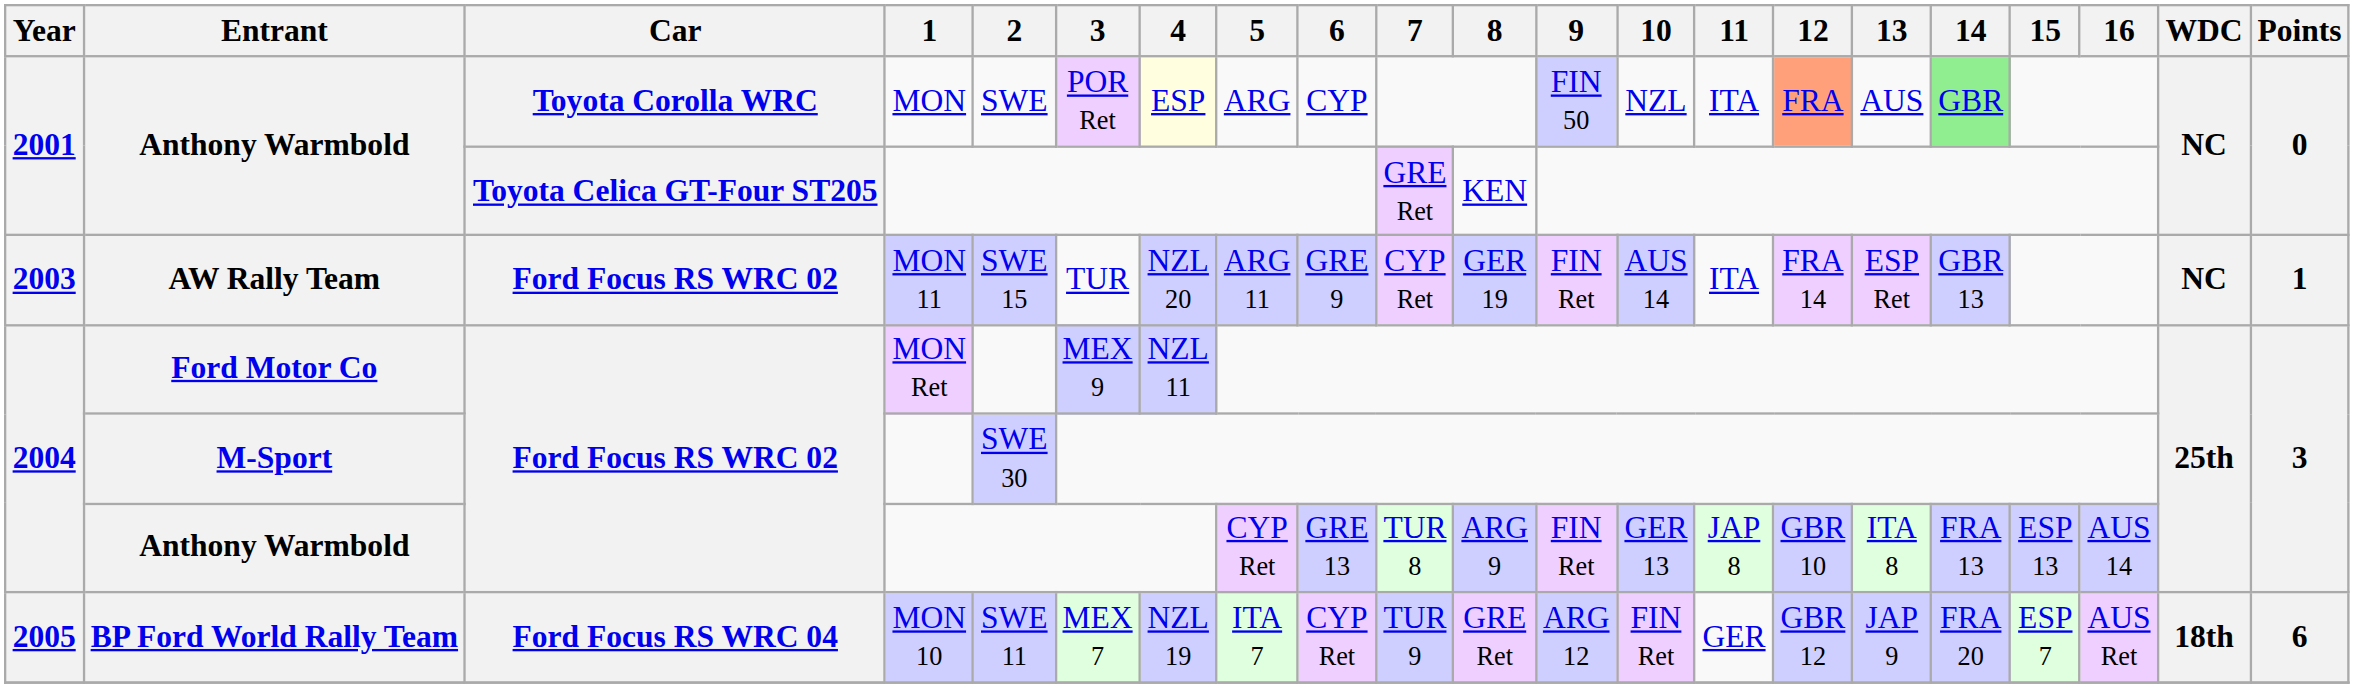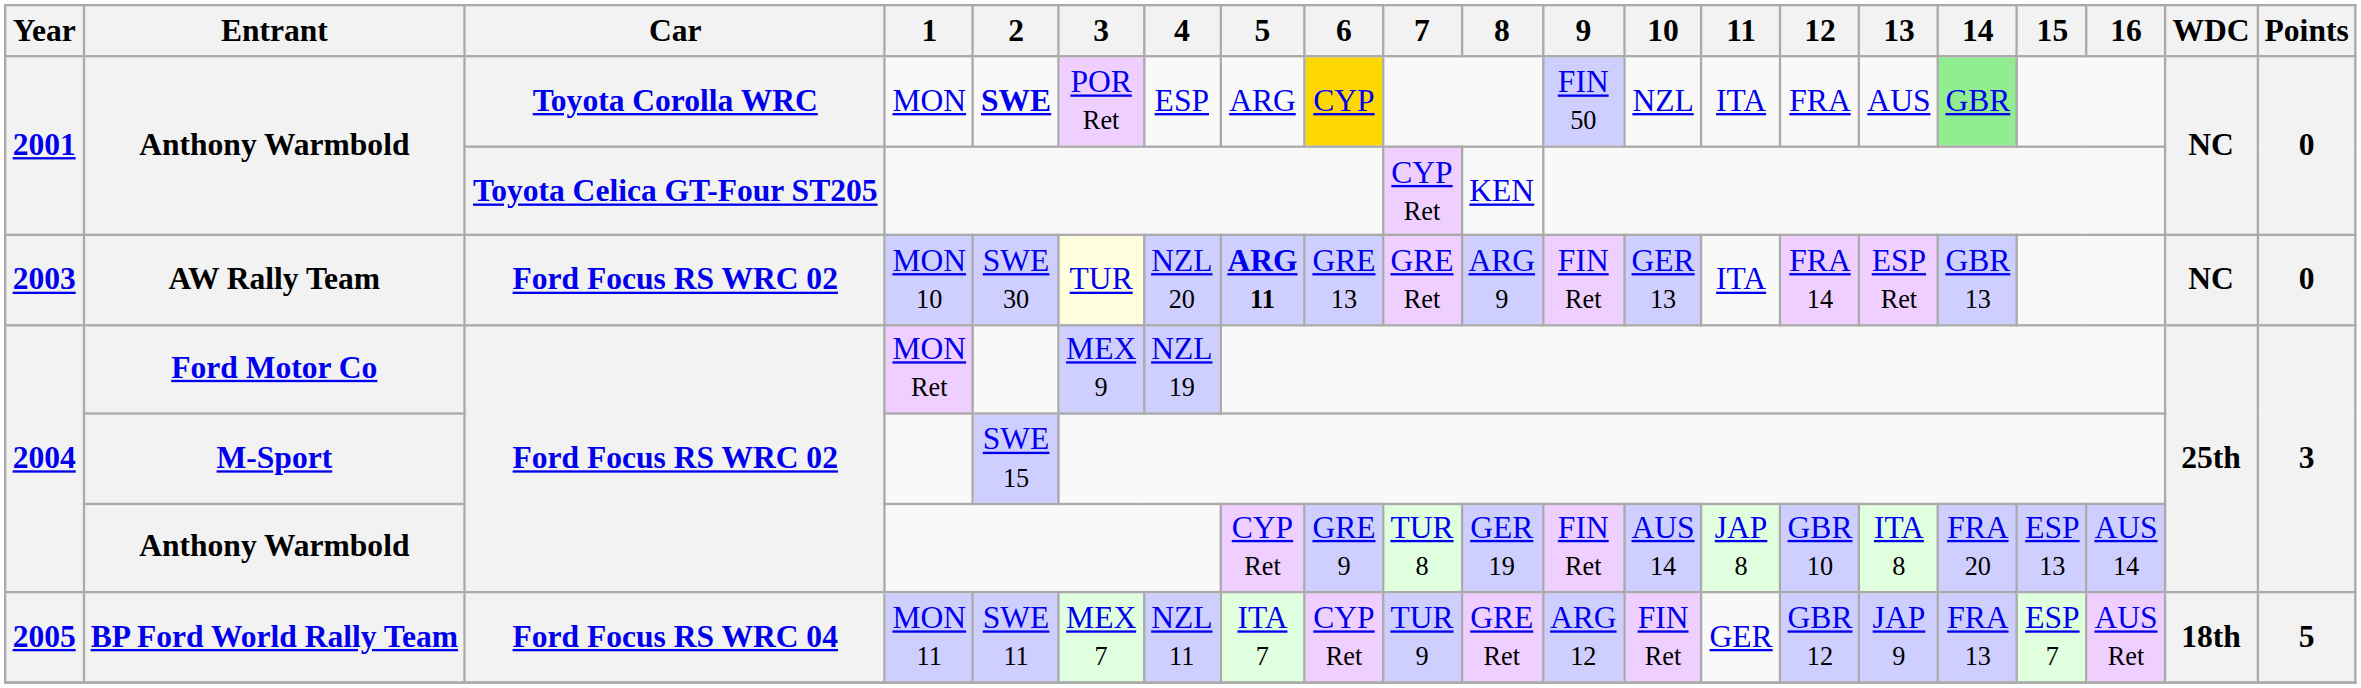(1014, 100) normal -> (1016, 100) bold
(1178, 100) lightyellow background -> (1182, 100) no background
(1337, 100) no background -> (1344, 100) gold background
(1813, 100) lightsalmon background -> (1820, 100) no background
(1415, 188) GRE Ret -> (1422, 188) CYP Ret
(929, 277) MON 11 -> (929, 277) MON 10
(1014, 277) SWE 15 -> (1016, 277) SWE 30
(1098, 279) no background -> (1101, 279) lightyellow background
(1257, 277) normal -> (1262, 279) bold
(1337, 277) GRE 9 -> (1344, 277) GRE 13
(1415, 277) CYP Ret -> (1422, 277) GRE Ret
(1495, 277) GER 19 -> (1502, 277) ARG 9
(1656, 277) AUS 14 -> (1663, 277) GER 13
(2300, 279) 1 -> (2307, 279) 0
(1178, 367) NZL 11 -> (1182, 367) NZL 19
(1014, 456) SWE 30 -> (1016, 456) SWE 15
(1337, 545) GRE 13 -> (1344, 545) GRE 9
(1495, 545) ARG 9 -> (1502, 545) GER 19
(1656, 545) GER 13 -> (1663, 545) AUS 14
(1971, 545) FRA 13 -> (1978, 545) FRA 20
(929, 634) MON 10 -> (929, 634) MON 11
(1178, 634) NZL 19 -> (1182, 634) NZL 11
(1971, 634) FRA 20 -> (1978, 634) FRA 13
(2300, 635) 6 -> (2307, 635) 5
